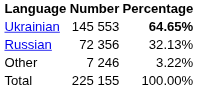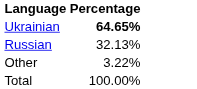- column: (94, 8)
